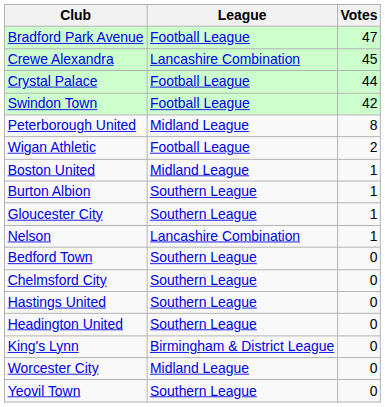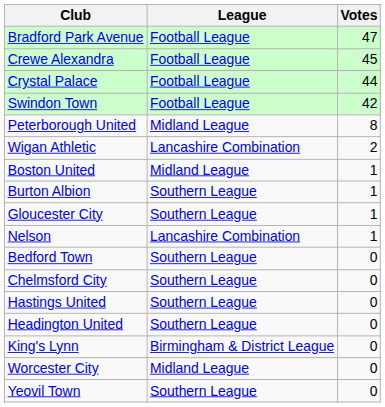(225, 59) Lancashire Combination -> (200, 59) Football League
(200, 147) Football League -> (225, 147) Lancashire Combination
